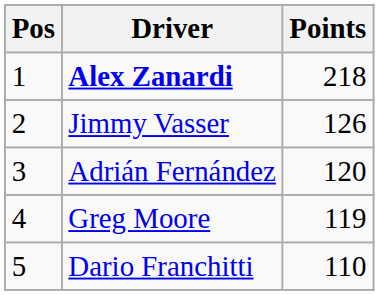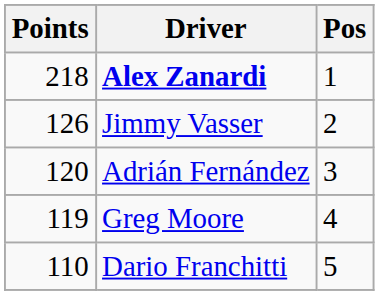columns swapped: (33, 28) <-> (328, 28)
